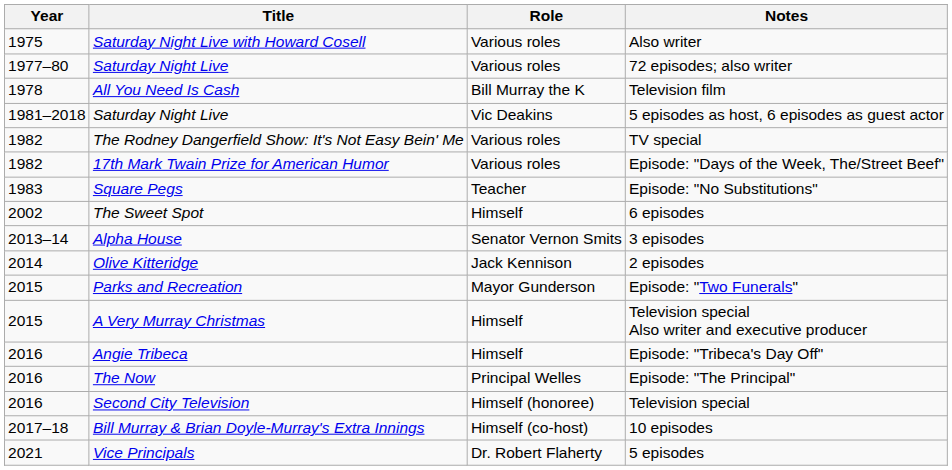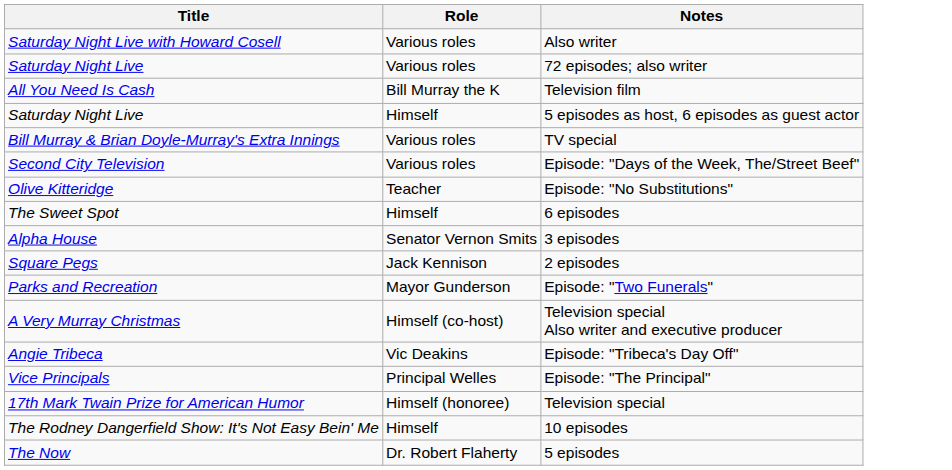- column: (47, 16)
(512, 115) Vic Deakins -> (412, 115) Himself
(278, 139) The Rodney Dangerfield Show: It's Not Easy Bein' Me -> (174, 139) Bill Murray & Brian Doyle-Murray's Extra Innings
(241, 164) 17th Mark Twain Prize for American Humor -> (86, 164) Second City Television
(138, 189) Square Pegs -> (61, 189) Olive Kitteridge
(146, 262) Olive Kitteridge -> (53, 262) Square Pegs
(497, 320) Himself -> (445, 320) Himself (co-host)
(497, 354) Himself -> (427, 354) Vic Deakins
(124, 378) The Now -> (59, 378) Vice Principals
(171, 403) Second City Television -> (156, 403) 17th Mark Twain Prize for American Humor
(259, 428) Bill Murray & Brian Doyle-Murray's Extra Innings -> (193, 428) The Rodney Dangerfield Show: It's Not Easy Bein' Me
(530, 428) Himself (co-host) -> (412, 428) Himself
(144, 452) Vice Principals -> (39, 452) The Now
